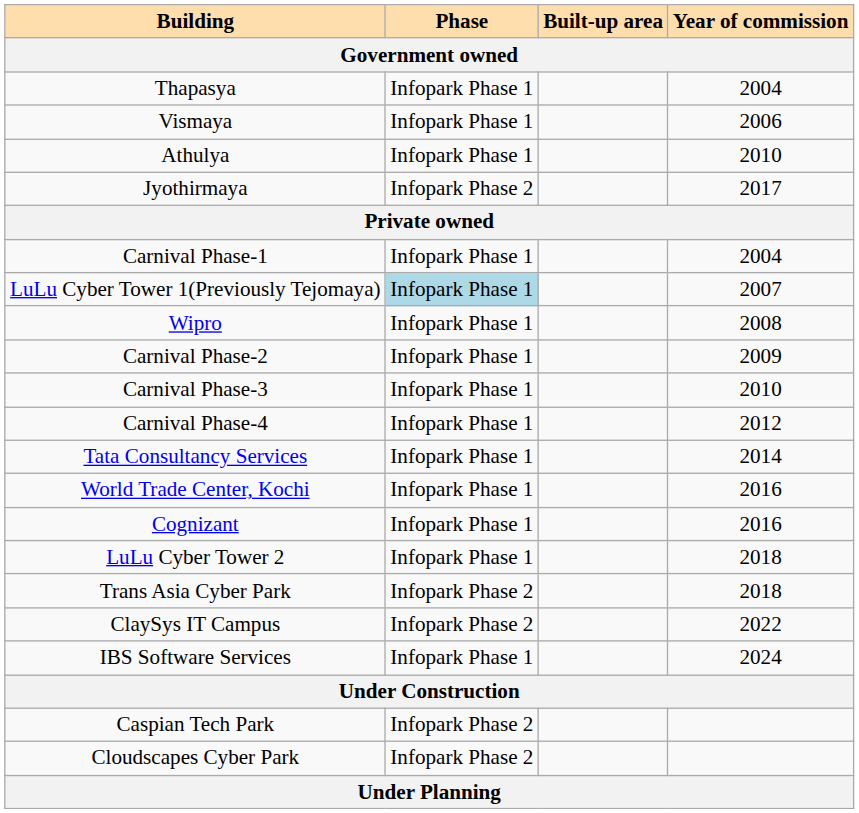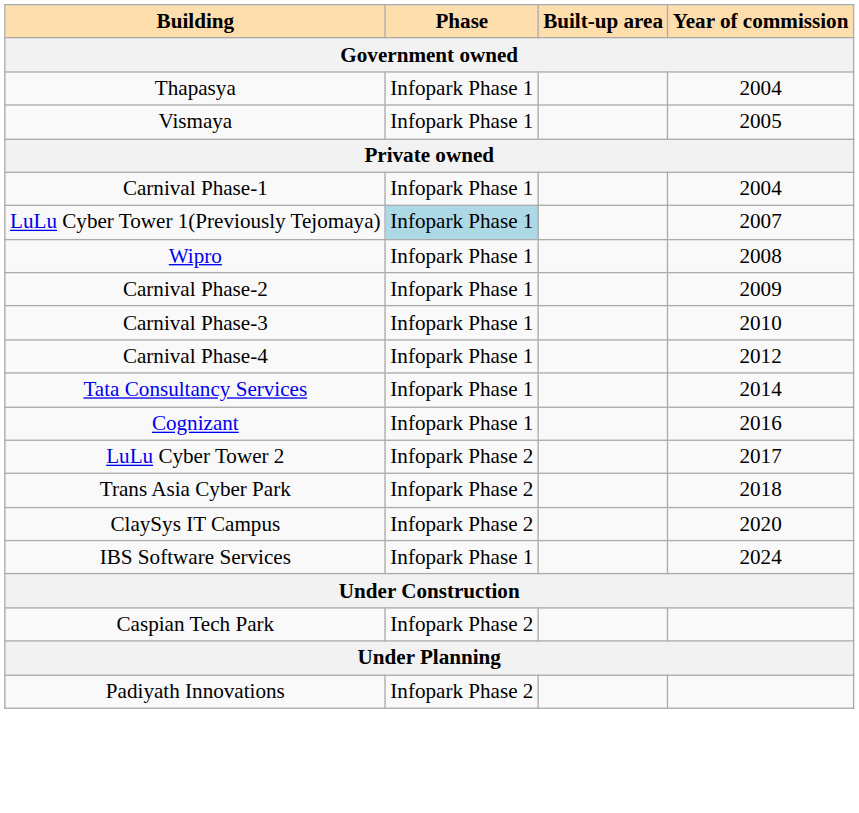(761, 121) 2006 -> (761, 121) 2005
- row: (195, 155)
- row: (195, 188)
- row: (195, 490)
(462, 557) Infopark Phase 1 -> (462, 456) Infopark Phase 2
(761, 557) 2018 -> (761, 456) 2017
(761, 624) 2022 -> (761, 523) 2020
- row: (195, 758)
+ row: (195, 691)
